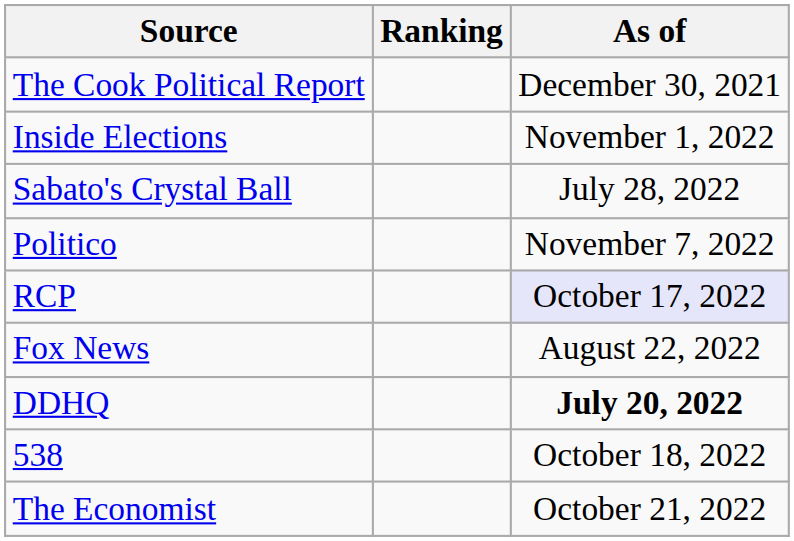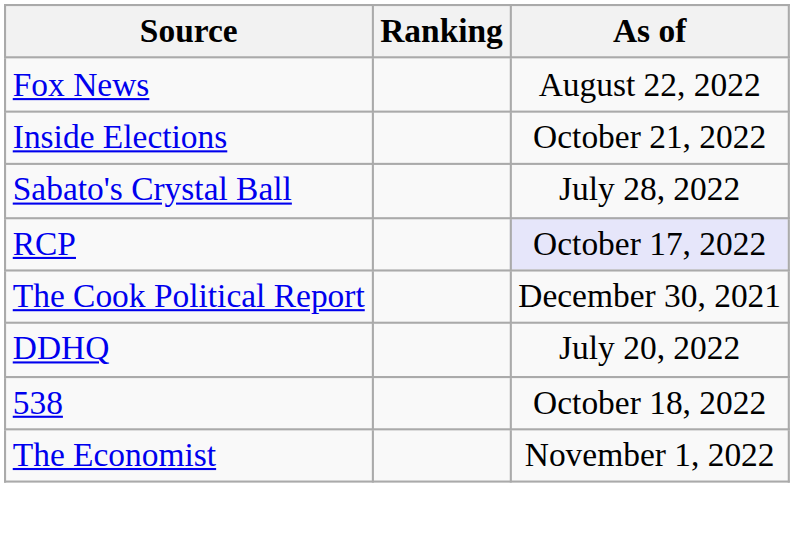rows swapped: (189, 84) <-> (81, 349)
(650, 137) November 1, 2022 -> (650, 137) October 21, 2022
- row: (65, 243)
(650, 402) bold -> (650, 349) normal
(650, 508) October 21, 2022 -> (650, 455) November 1, 2022
